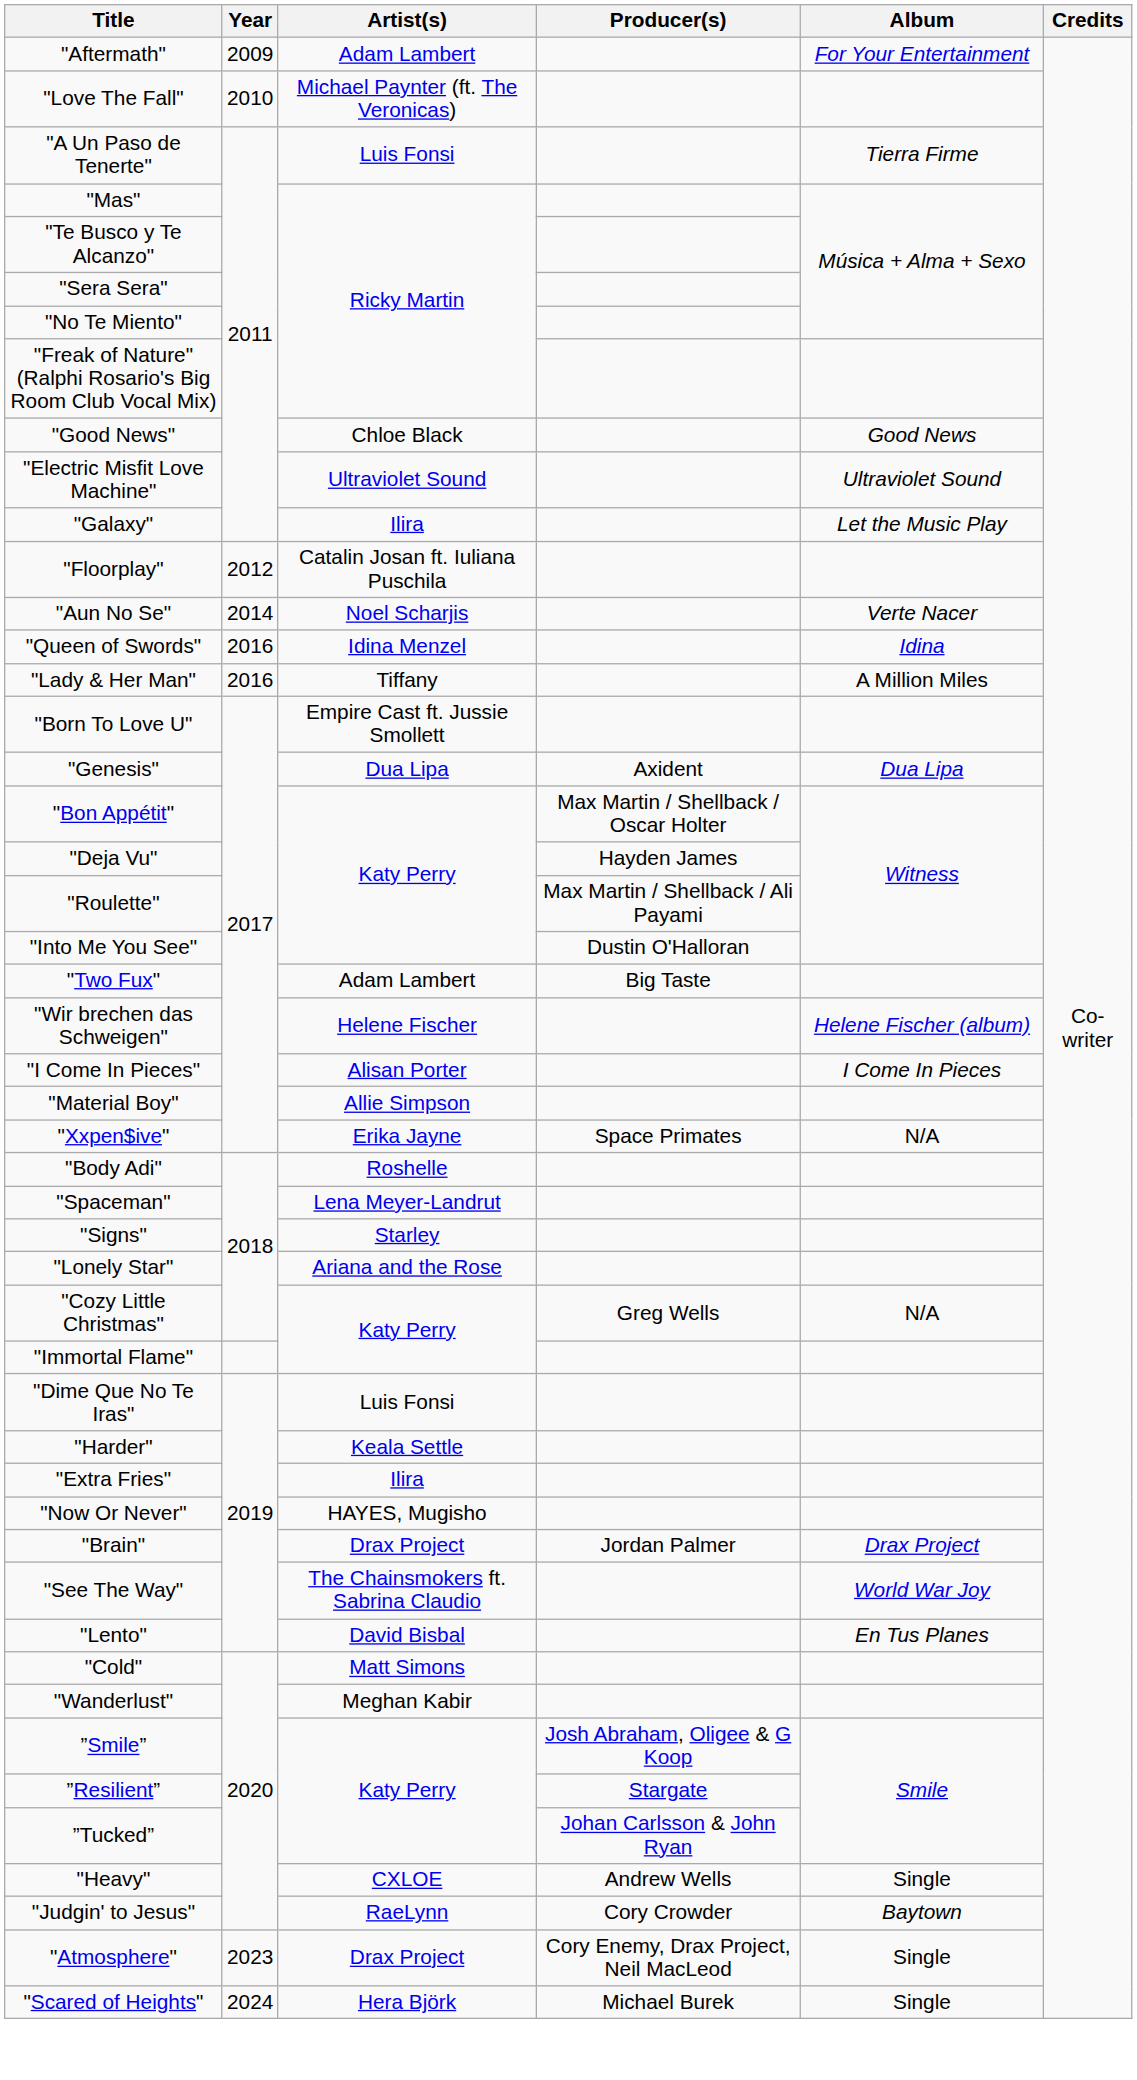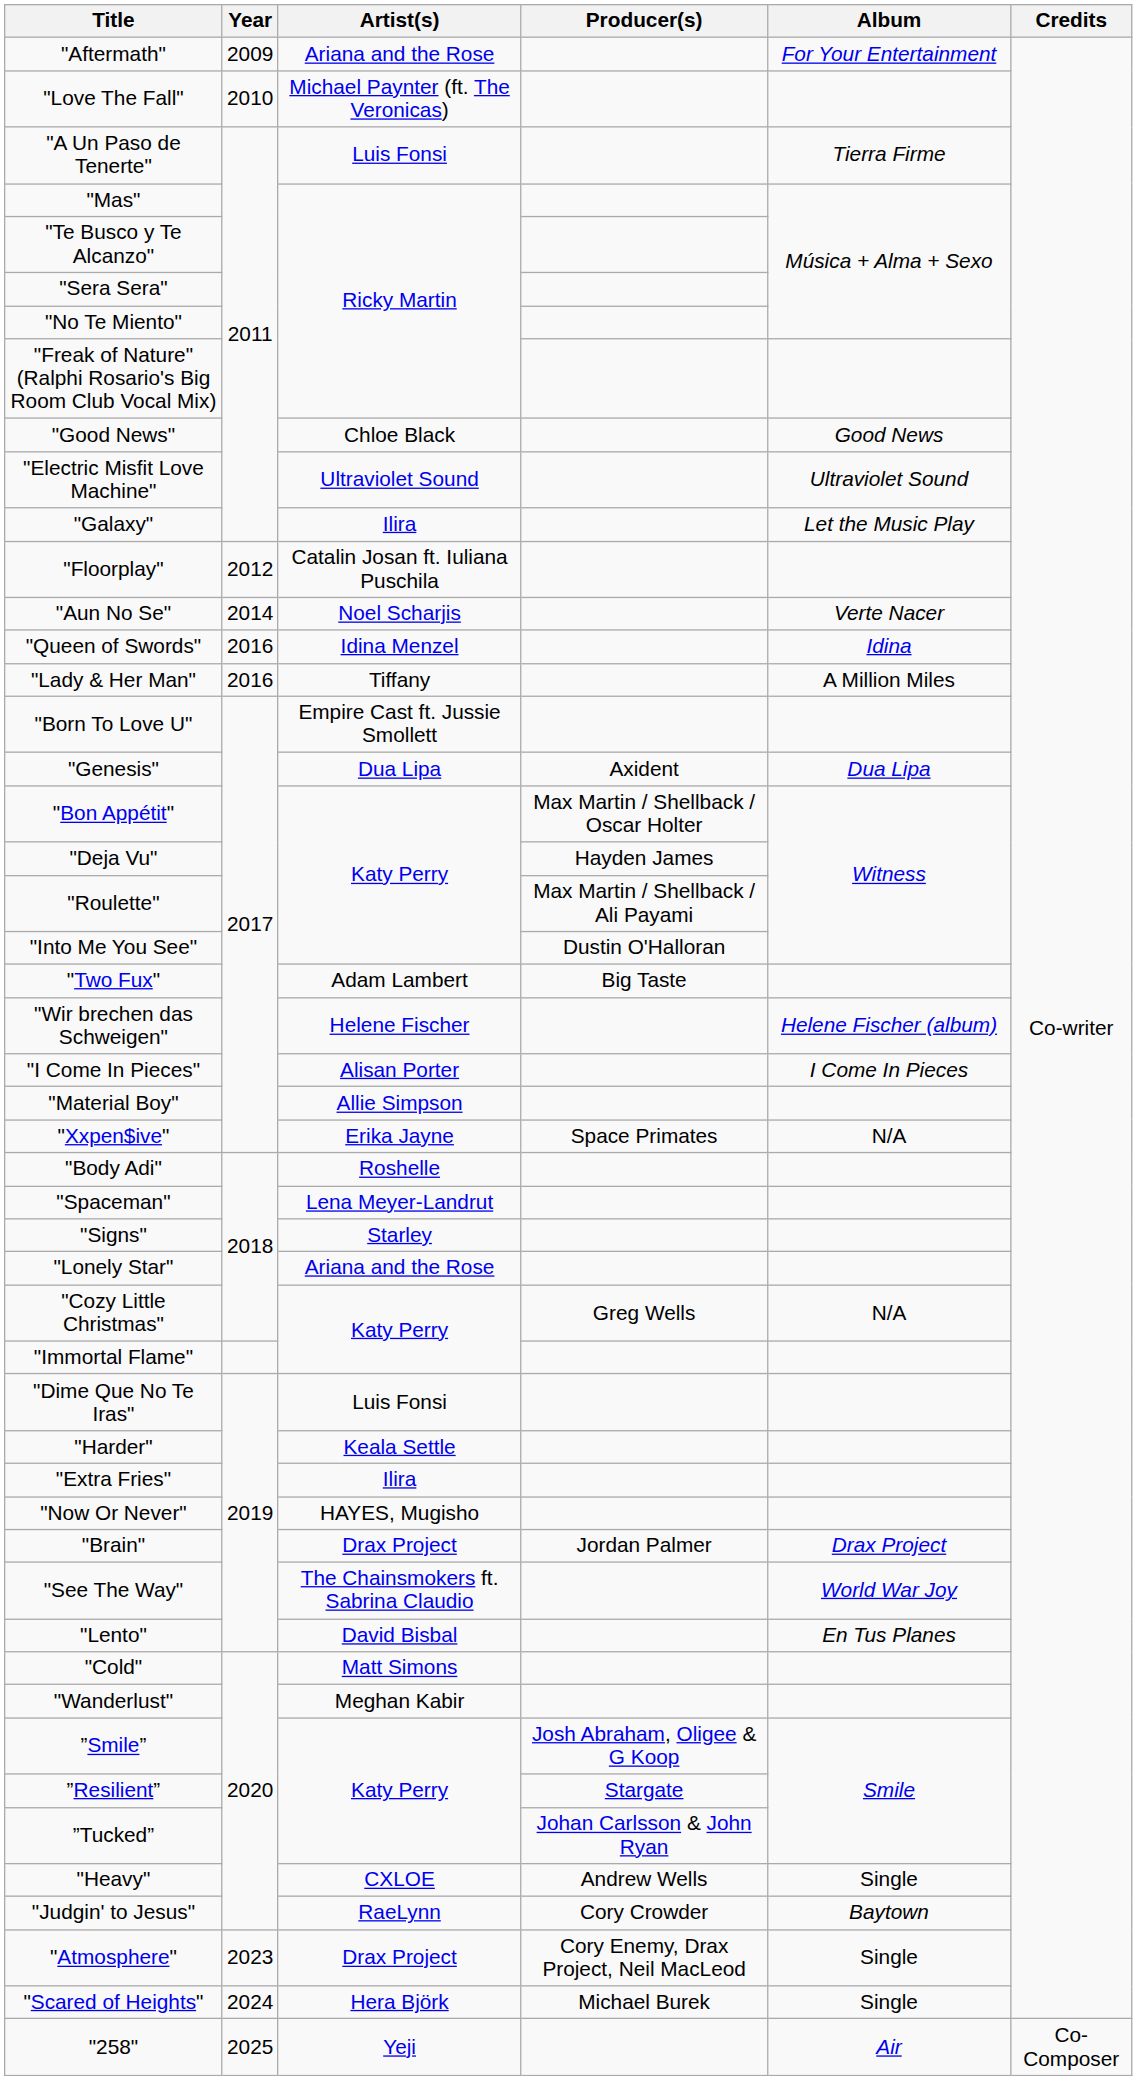(407, 53) Adam Lambert -> (400, 53) Ariana and the Rose
+ row: (113, 2046)
